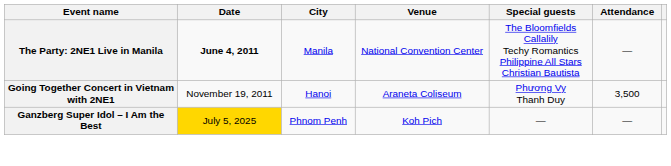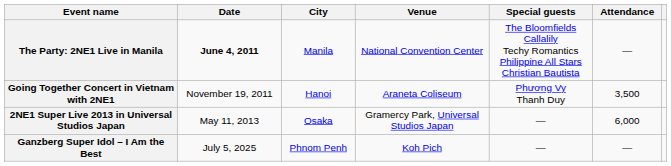+ row: (91, 120)
(229, 120) gold background -> (229, 147) no background
